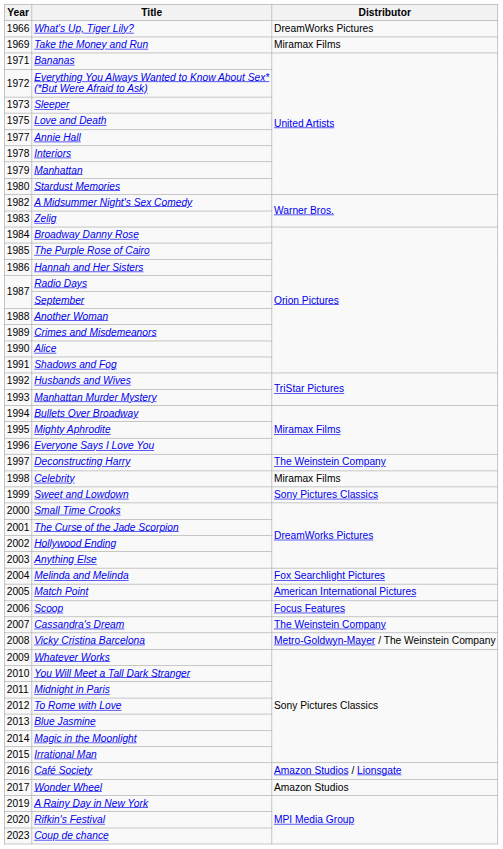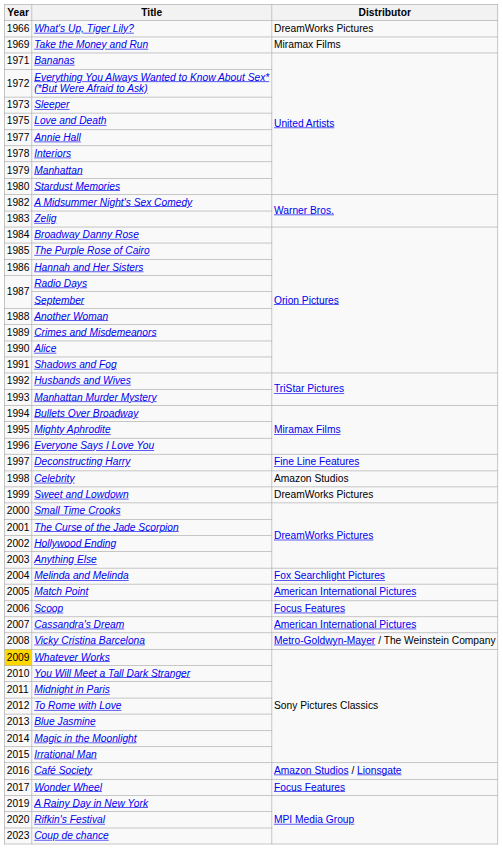(330, 462) The Weinstein Company -> (317, 462) Fine Line Features
(307, 478) Miramax Films -> (311, 478) Amazon Studios
(326, 495) Sony Pictures Classics -> (324, 495) DreamWorks Pictures
(330, 625) The Weinstein Company -> (345, 625) American International Pictures
(18, 657) no background -> (18, 657) gold background
(311, 787) Amazon Studios -> (310, 787) Focus Features
